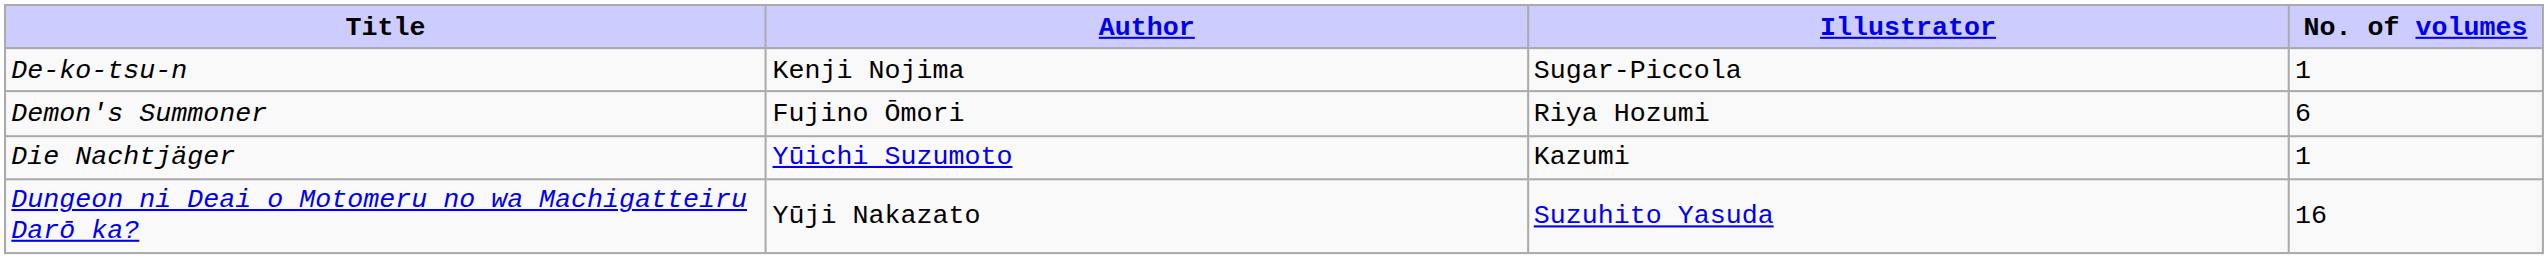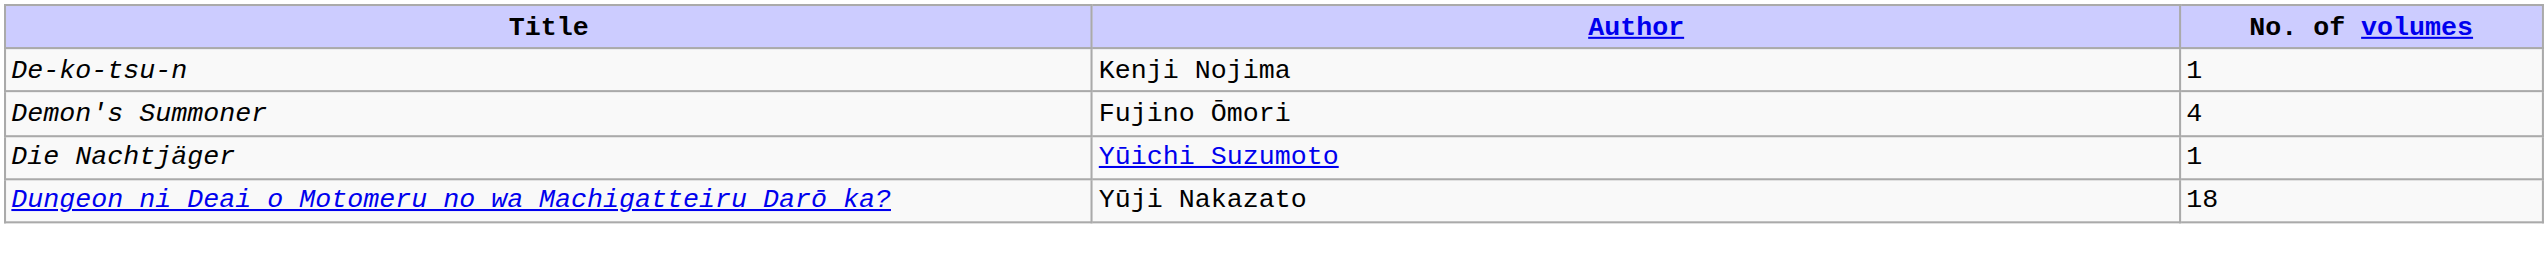- column: (1908, 27)
(2303, 114) 6 -> (2194, 114) 4
(2311, 216) 16 -> (2202, 200) 18
